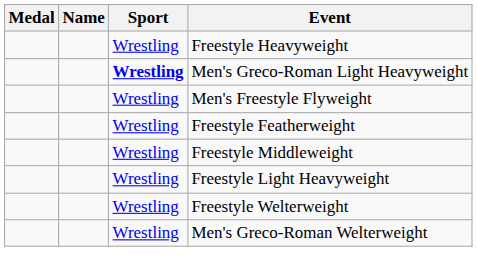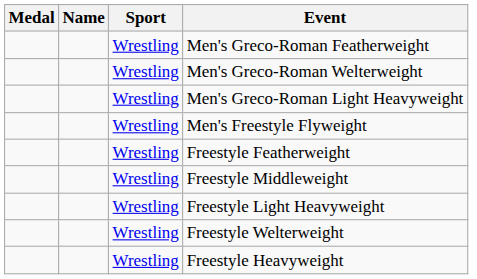+ row: (308, 44)
rows swapped: (309, 233) <-> (270, 44)
(148, 71) bold -> (146, 98) normal
